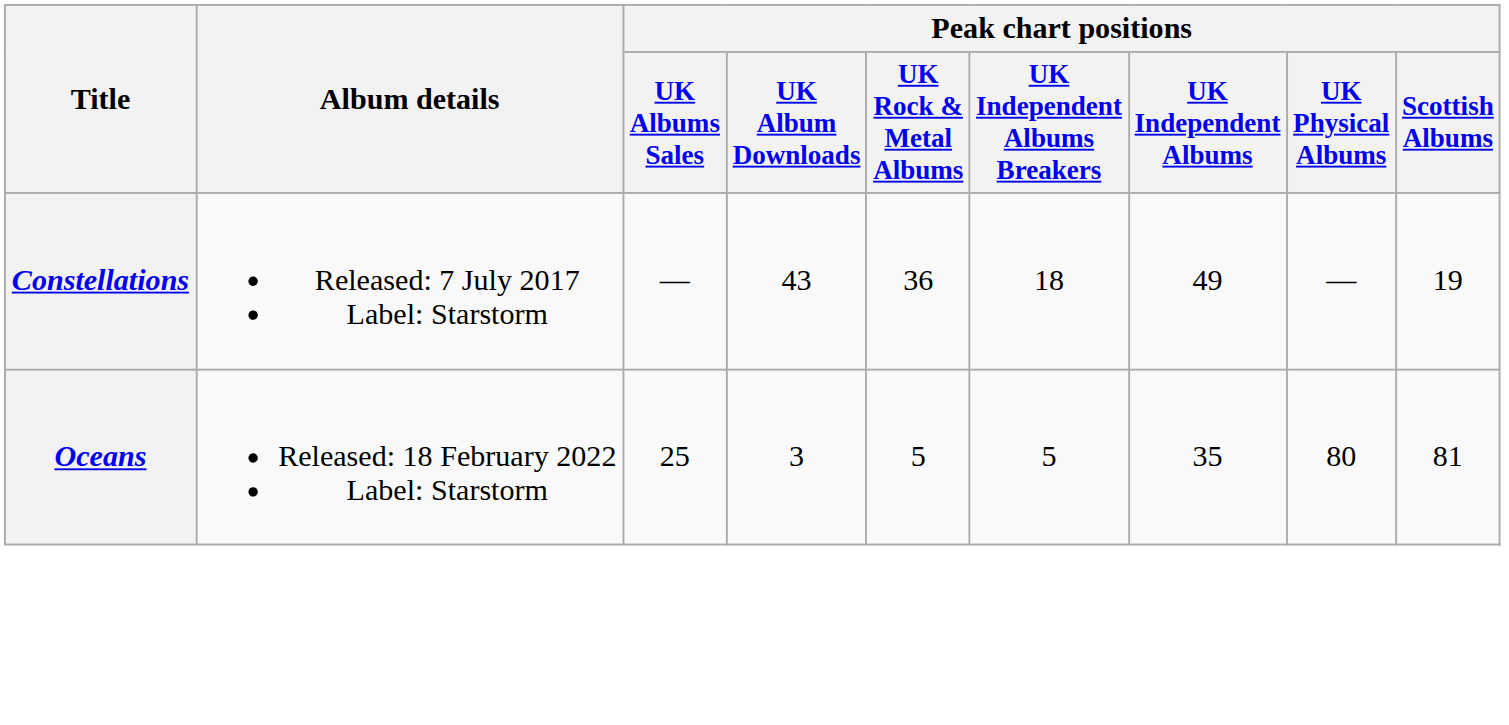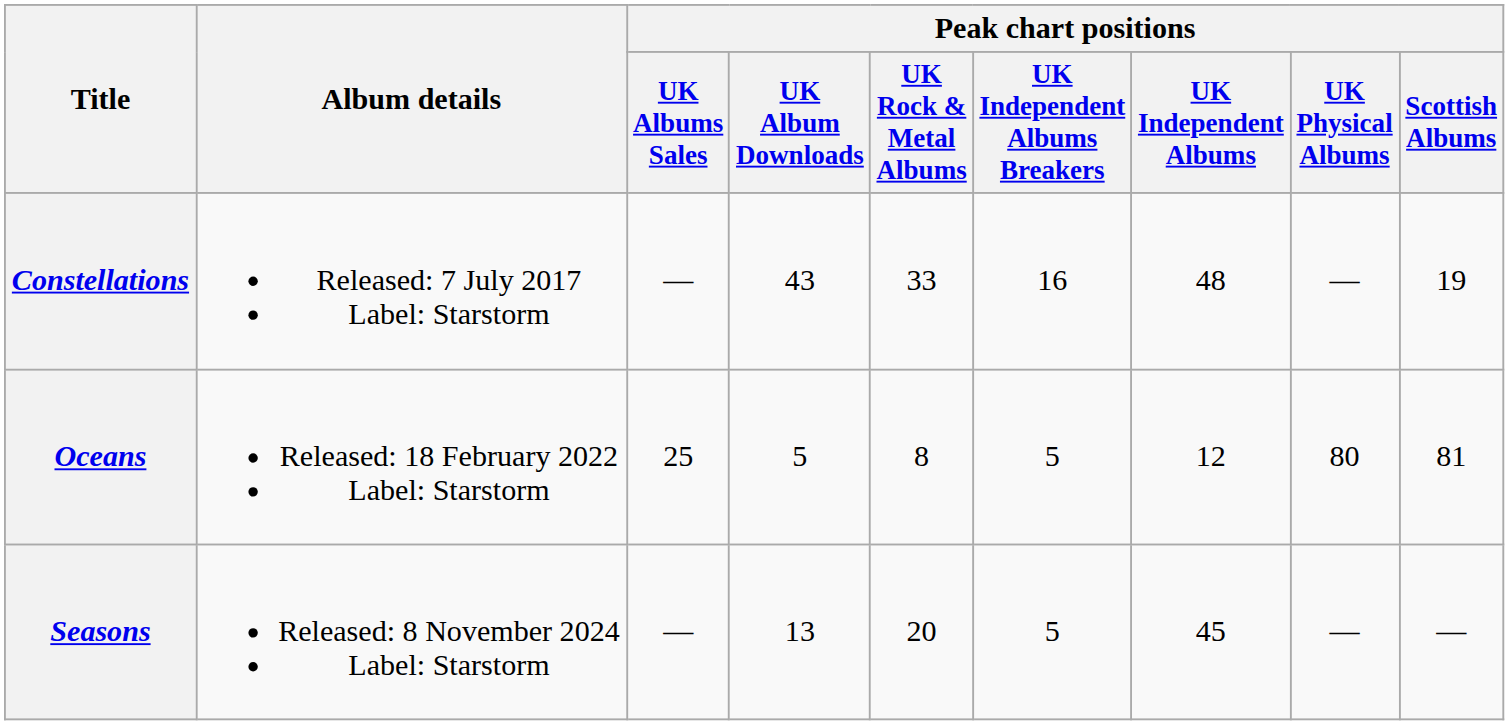(918, 280) 36 -> (922, 280) 33
(1049, 280) 18 -> (1052, 280) 16
(1207, 280) 49 -> (1211, 280) 48
(797, 456) 3 -> (800, 456) 5
(918, 456) 5 -> (922, 456) 8
(1207, 456) 35 -> (1211, 456) 12
+ row: (100, 631)
